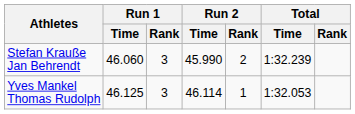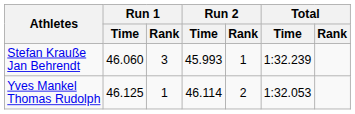(204, 60) 45.990 -> (204, 60) 45.993
(243, 60) 2 -> (243, 60) 1
(164, 93) 3 -> (164, 93) 1
(243, 93) 1 -> (243, 93) 2
